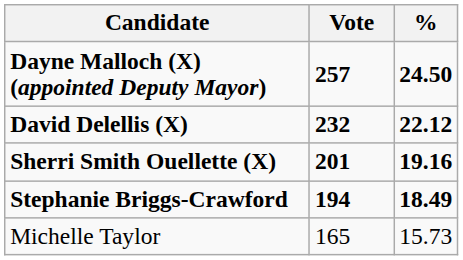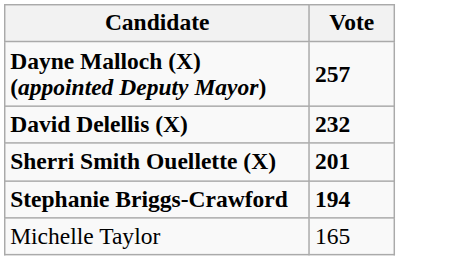- column: (426, 23)
